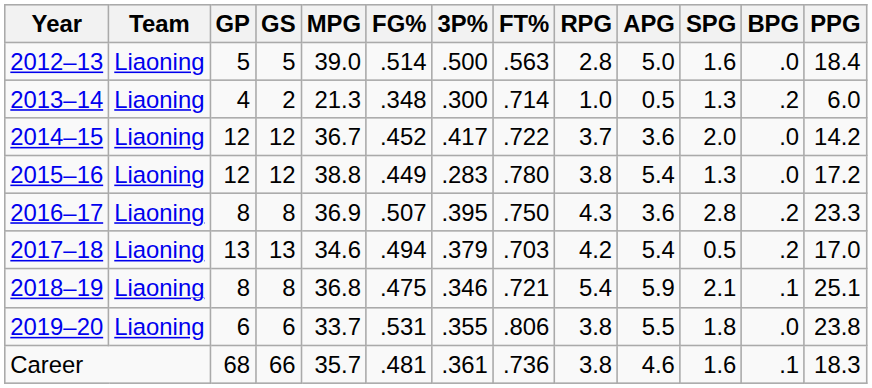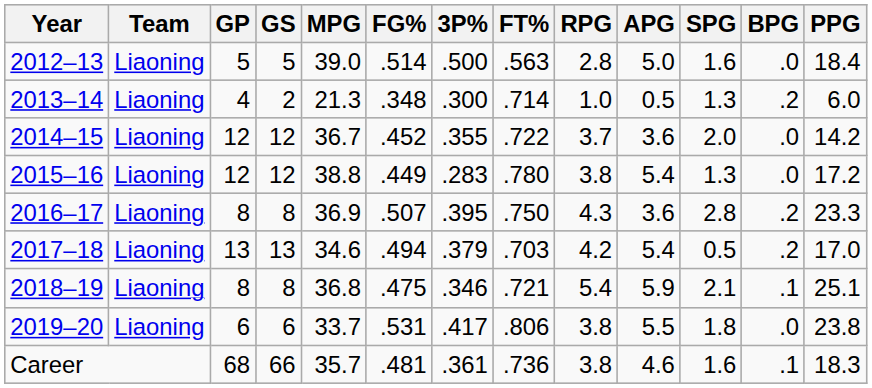(465, 137) .417 -> (465, 137) .355
(465, 326) .355 -> (465, 326) .417
